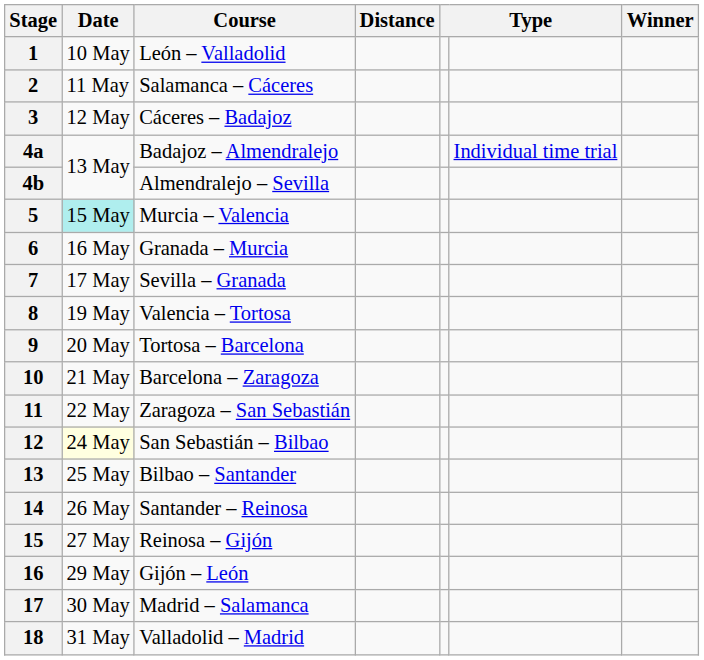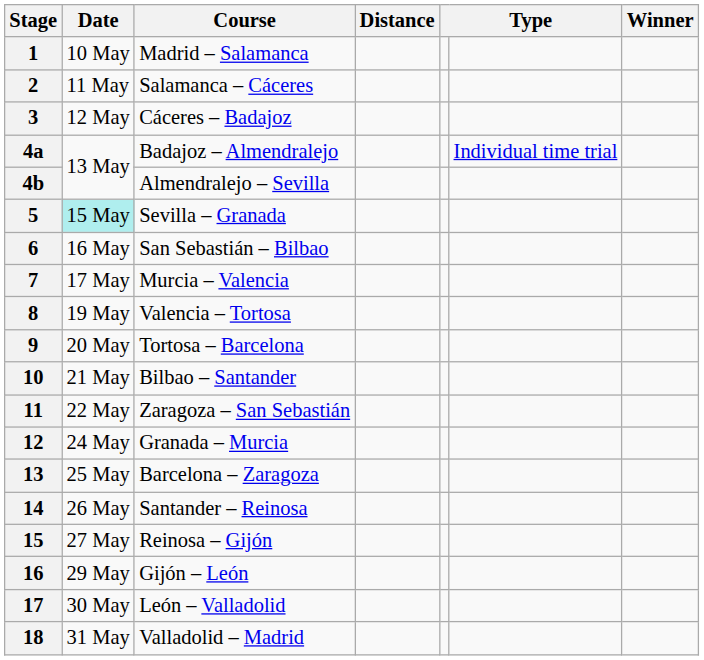(212, 53) León – Valladolid -> (224, 53) Madrid – Salamanca
(214, 215) Murcia – Valencia -> (213, 215) Sevilla – Granada
(214, 248) Granada – Murcia -> (234, 248) San Sebastián – Bilbao
(213, 280) Sevilla – Granada -> (214, 280) Murcia – Valencia
(229, 378) Barcelona – Zaragoza -> (218, 378) Bilbao – Santander
(98, 442) lightyellow background -> (98, 442) no background
(234, 442) San Sebastián – Bilbao -> (214, 442) Granada – Murcia
(218, 475) Bilbao – Santander -> (229, 475) Barcelona – Zaragoza
(224, 605) Madrid – Salamanca -> (212, 605) León – Valladolid
